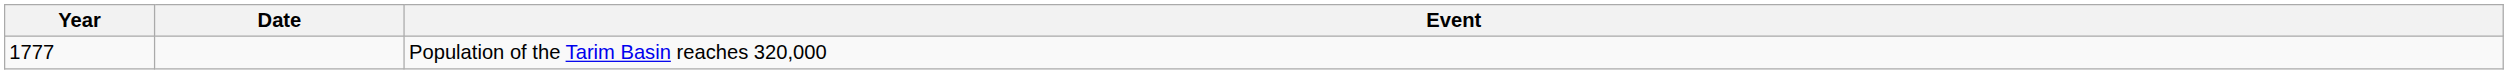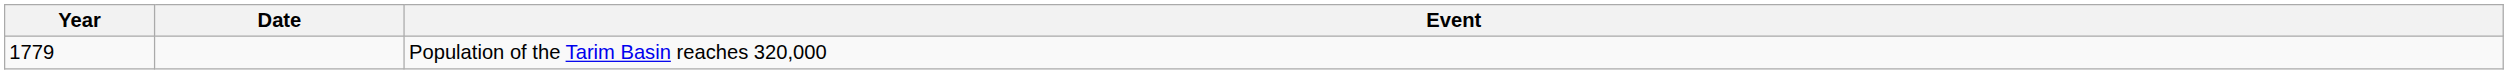(32, 52) 1777 -> (32, 52) 1779
